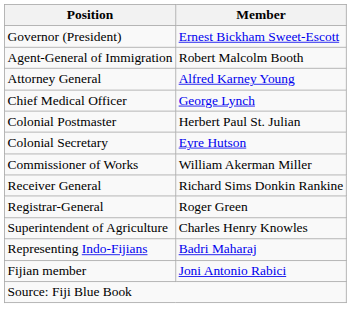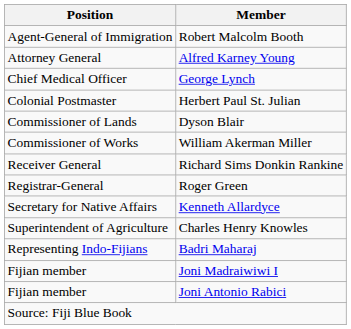- row: (259, 36)
- row: (212, 143)
+ row: (211, 121)
+ row: (229, 206)
+ row: (228, 270)
